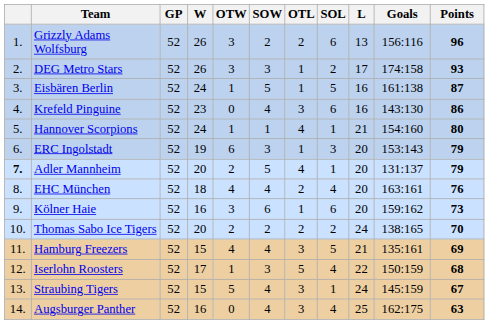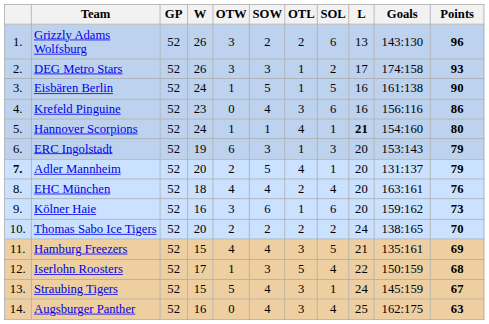(402, 41) 156:116 -> (402, 41) 143:130
(457, 88) 87 -> (457, 88) 90
(402, 108) 143:130 -> (402, 108) 156:116
(361, 128) normal -> (361, 128) bold
